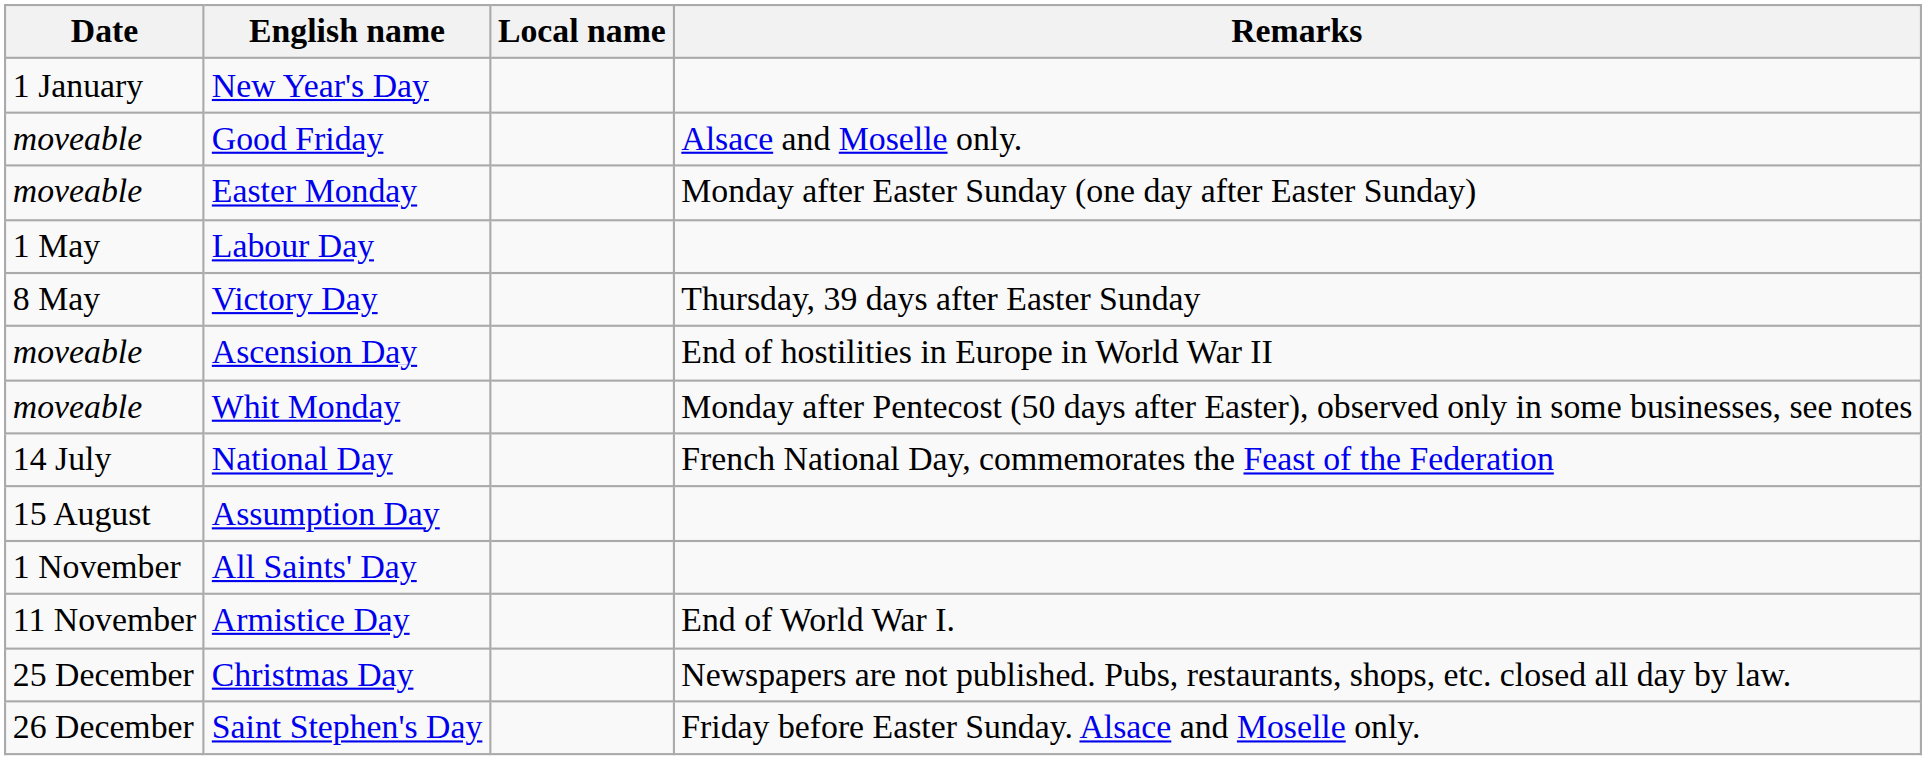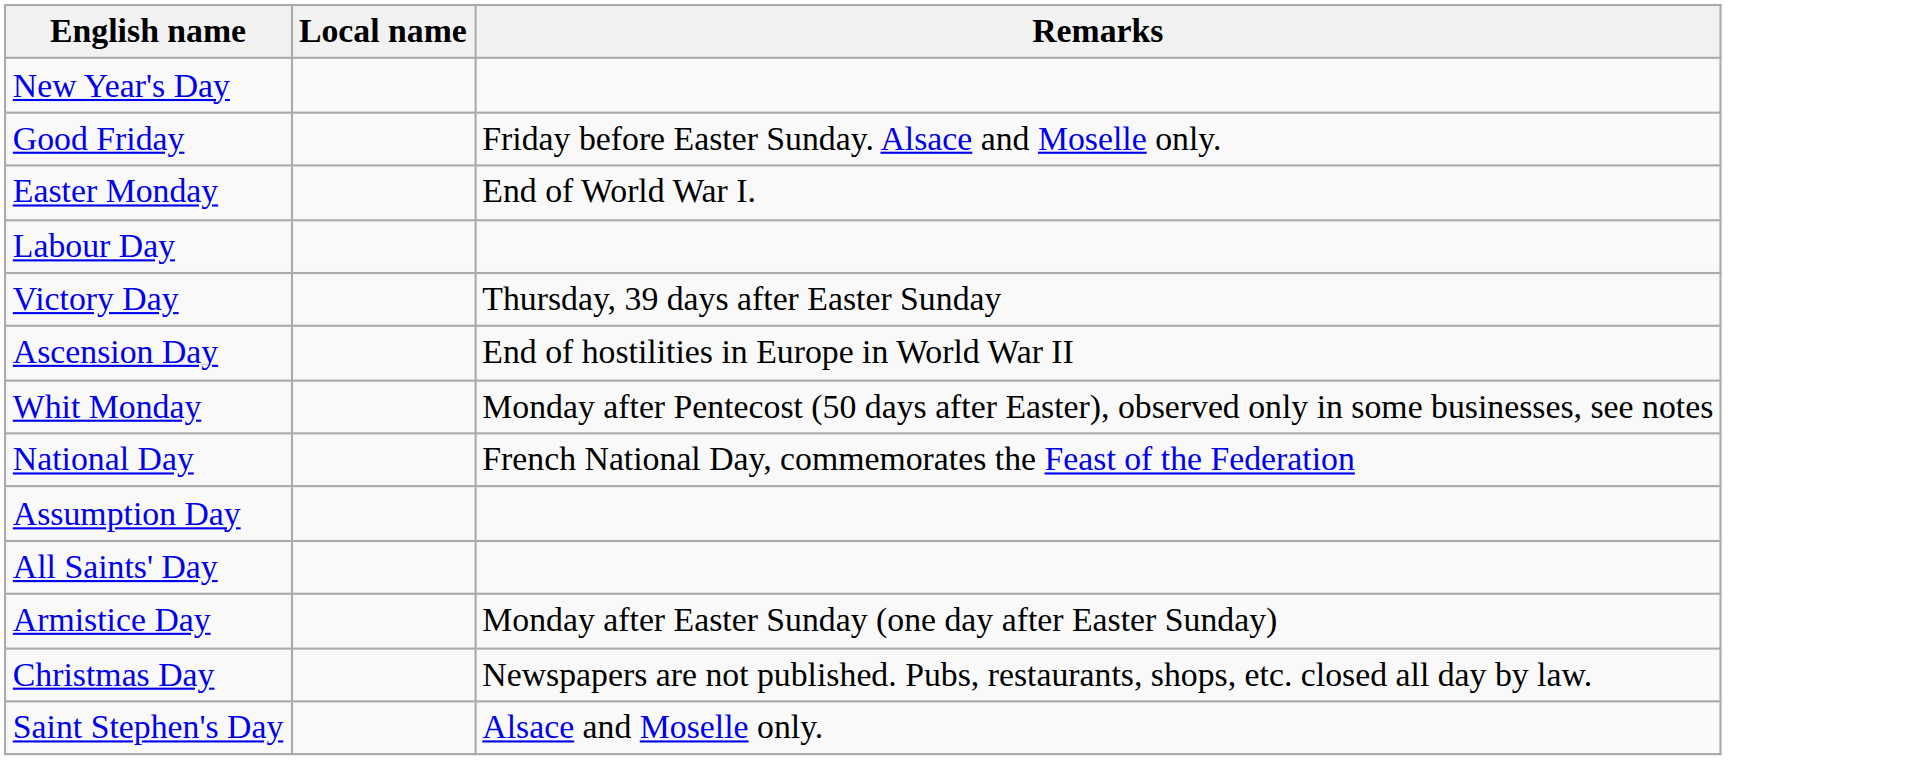- column: (105, 31)
(852, 138) Alsace and Moselle only. -> (852, 138) Friday before Easter Sunday. Alsace and Moselle only.
(1079, 191) Monday after Easter Sunday (one day after Easter Sunday) -> (619, 191) End of World War I.
(818, 620) End of World War I. -> (880, 620) Monday after Easter Sunday (one day after Easter Sunday)
(1051, 727) Friday before Easter Sunday. Alsace and Moselle only. -> (653, 727) Alsace and Moselle only.
